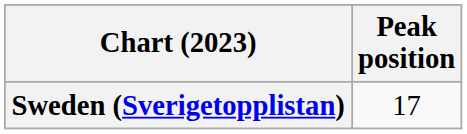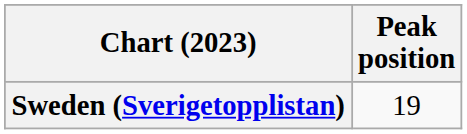(407, 104) 17 -> (407, 104) 19
